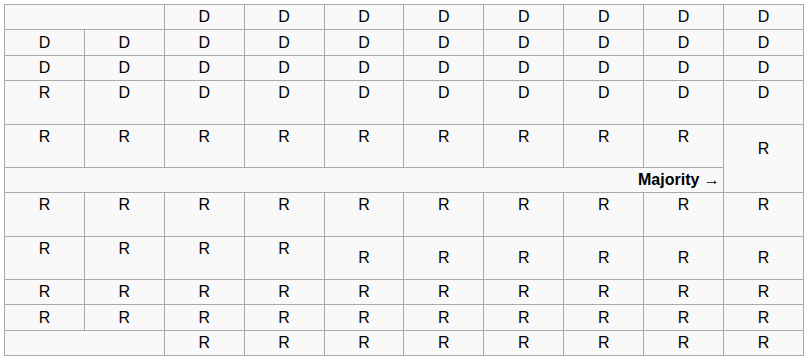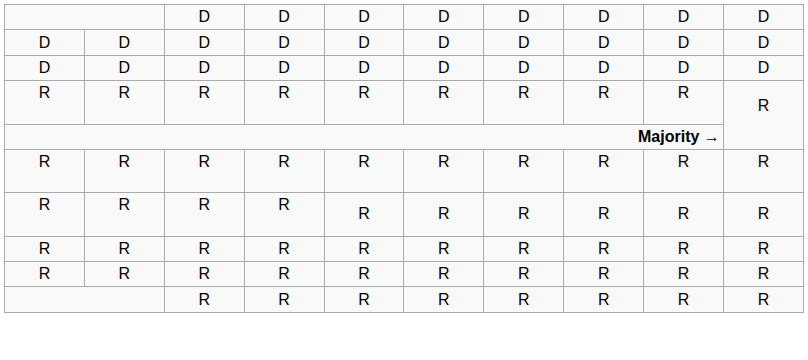- row: (44, 93)
